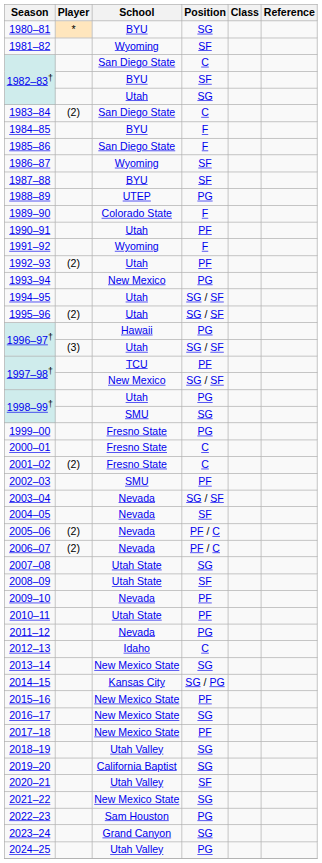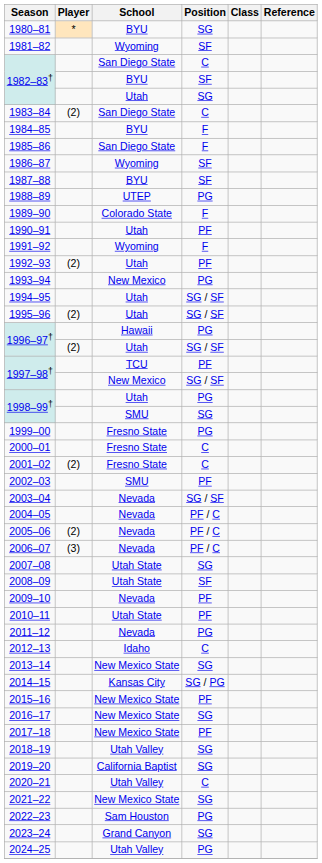(73, 347) (3) -> (73, 347) (2)
(205, 515) SF -> (205, 515) PF / C
(73, 548) (2) -> (73, 548) (3)
(205, 783) SF -> (205, 783) C
